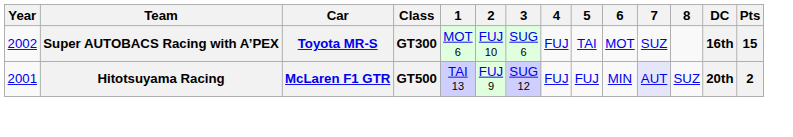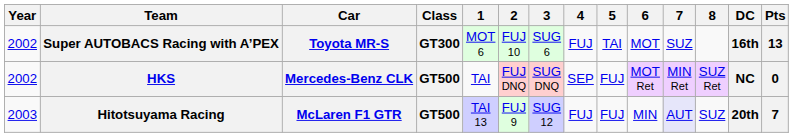(750, 44) 15 -> (775, 44) 13
+ row: (161, 79)
(22, 79) 2001 -> (22, 115) 2003
(750, 79) 2 -> (775, 115) 7
